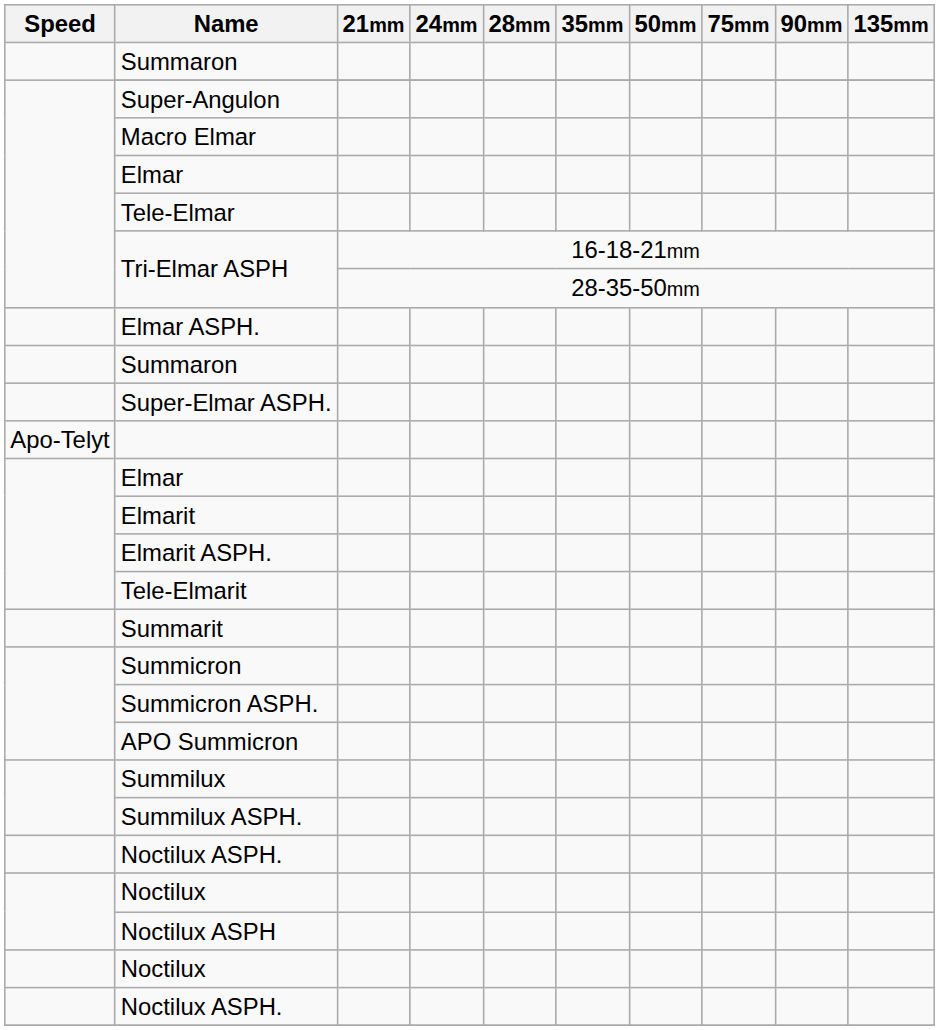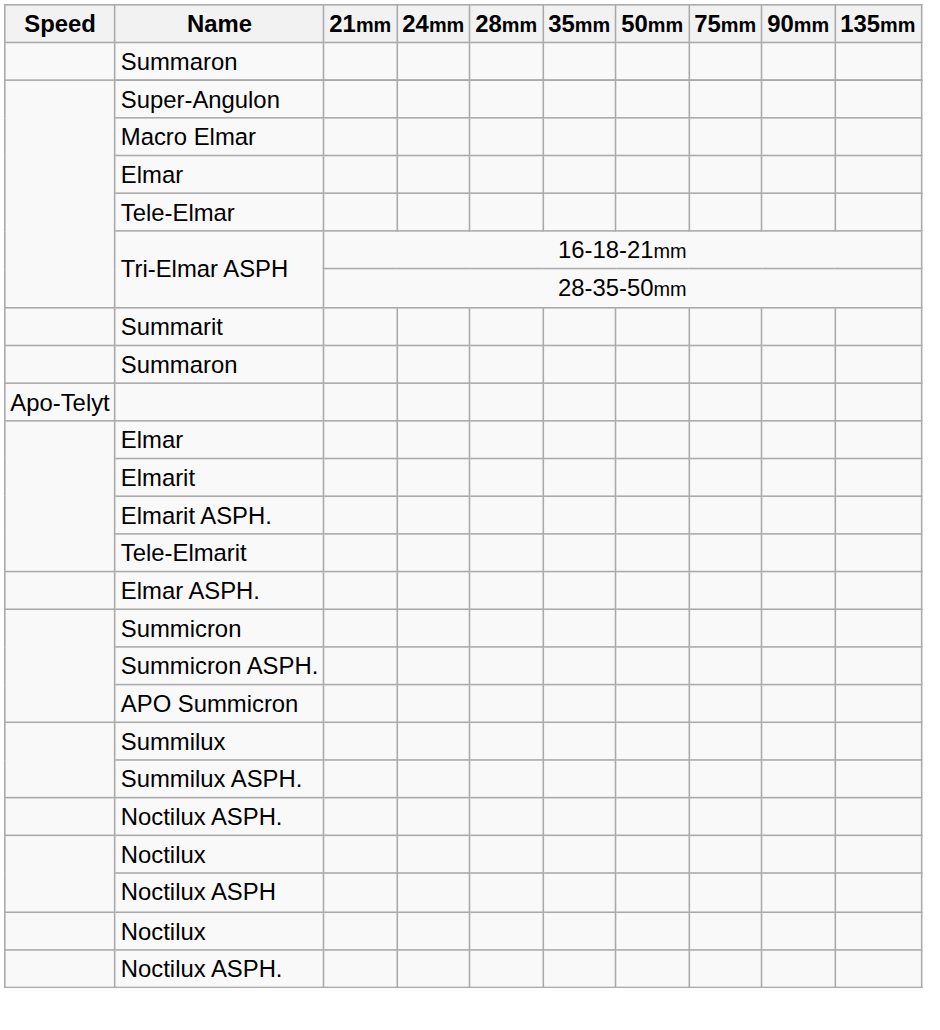rows swapped: (190, 326) <-> (172, 628)
- row: (226, 402)
